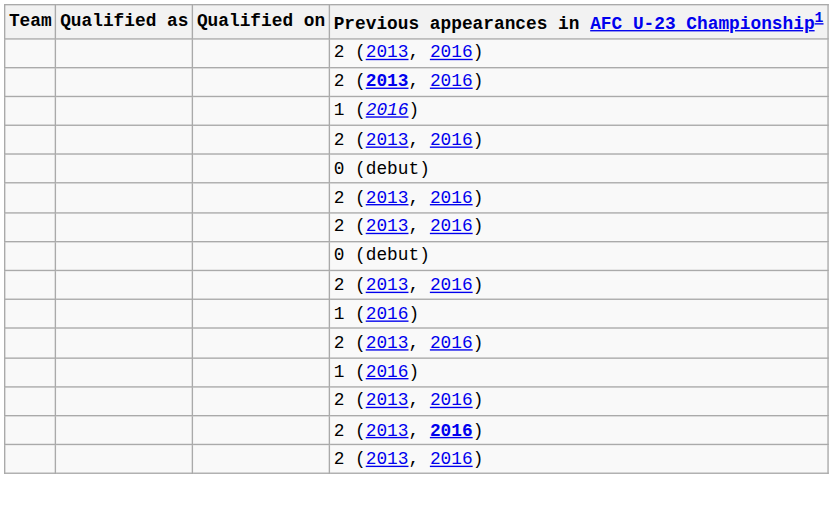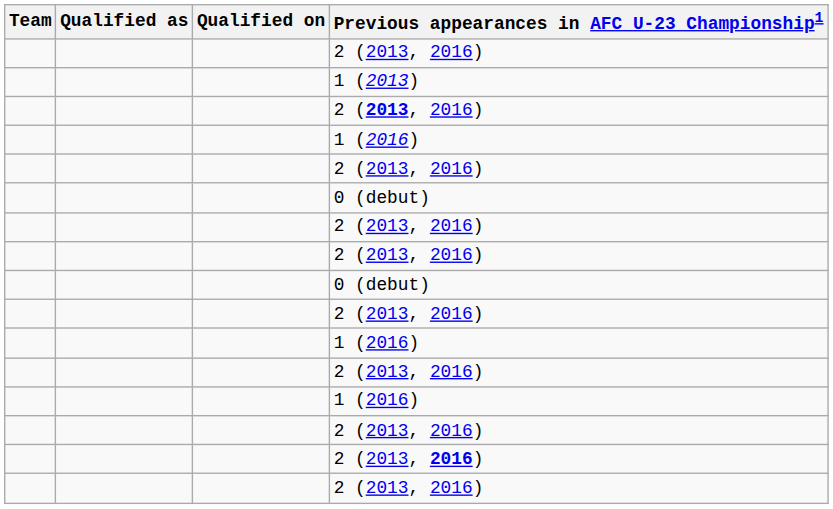+ row: (30, 82)
